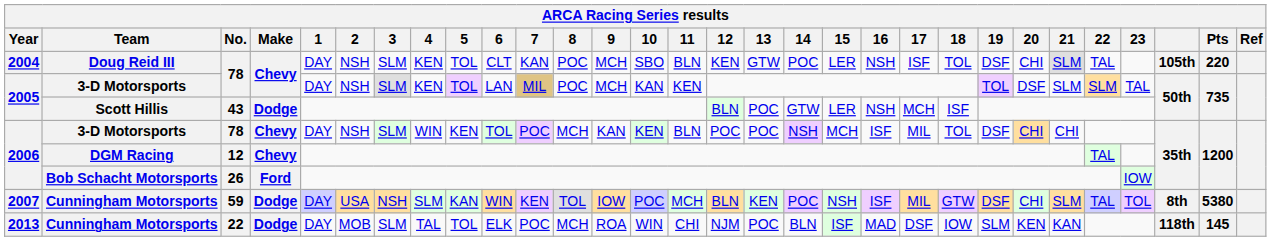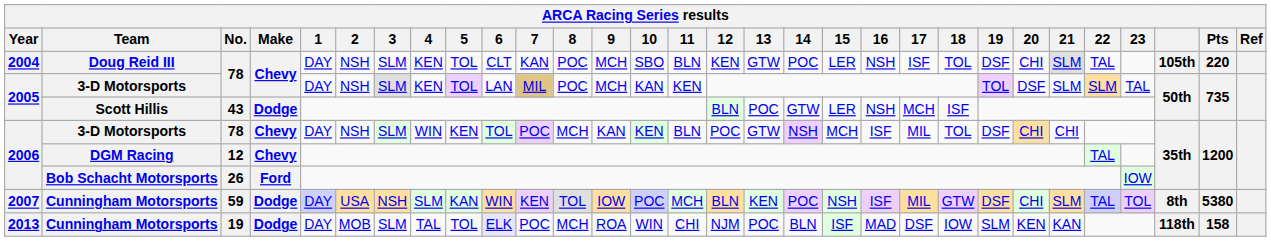(764, 132) POC -> (764, 132) GTW
(236, 224) 22 -> (236, 224) 19
(499, 224) no background -> (499, 224) lavender background
(1218, 224) 145 -> (1218, 224) 158
